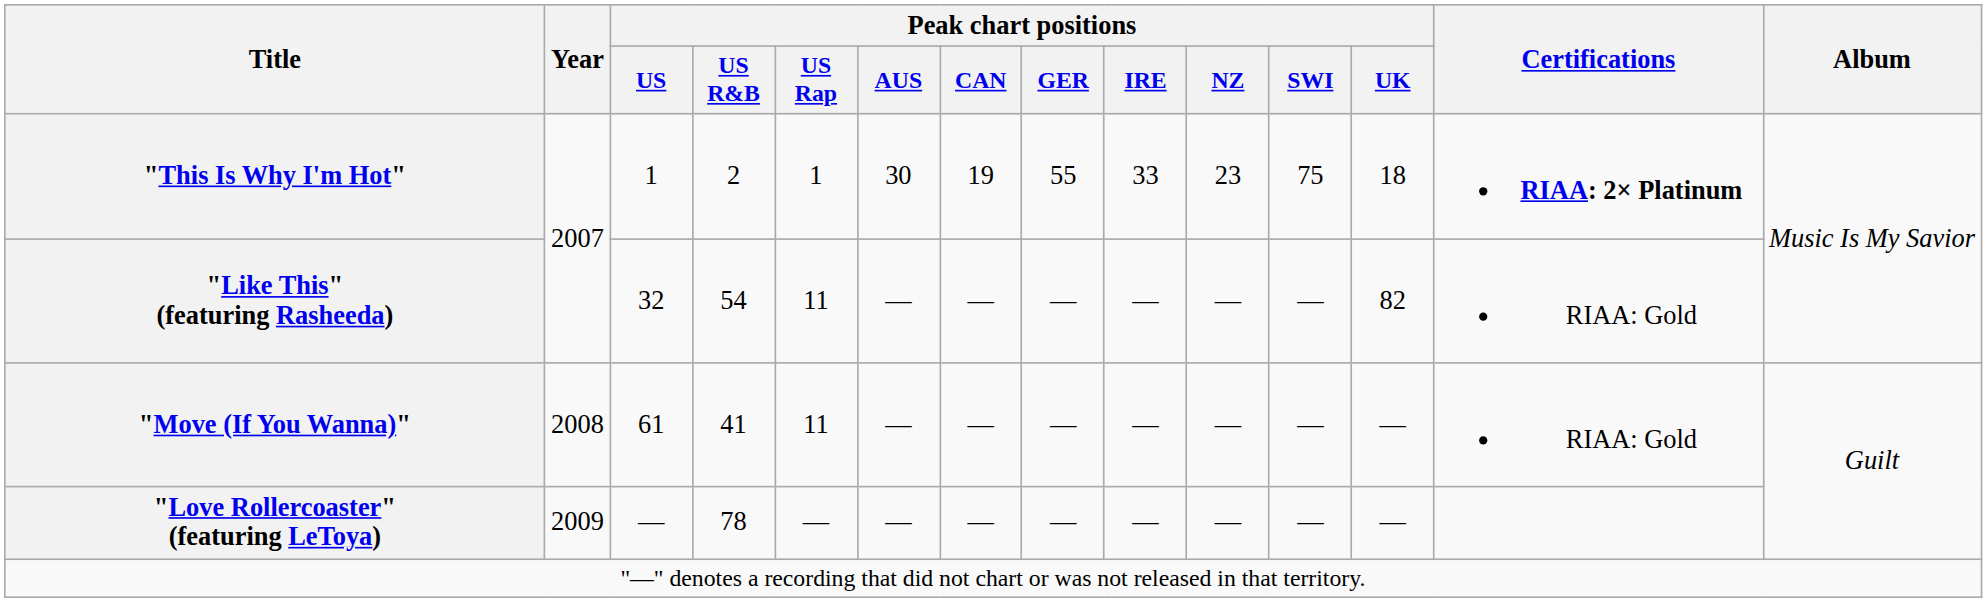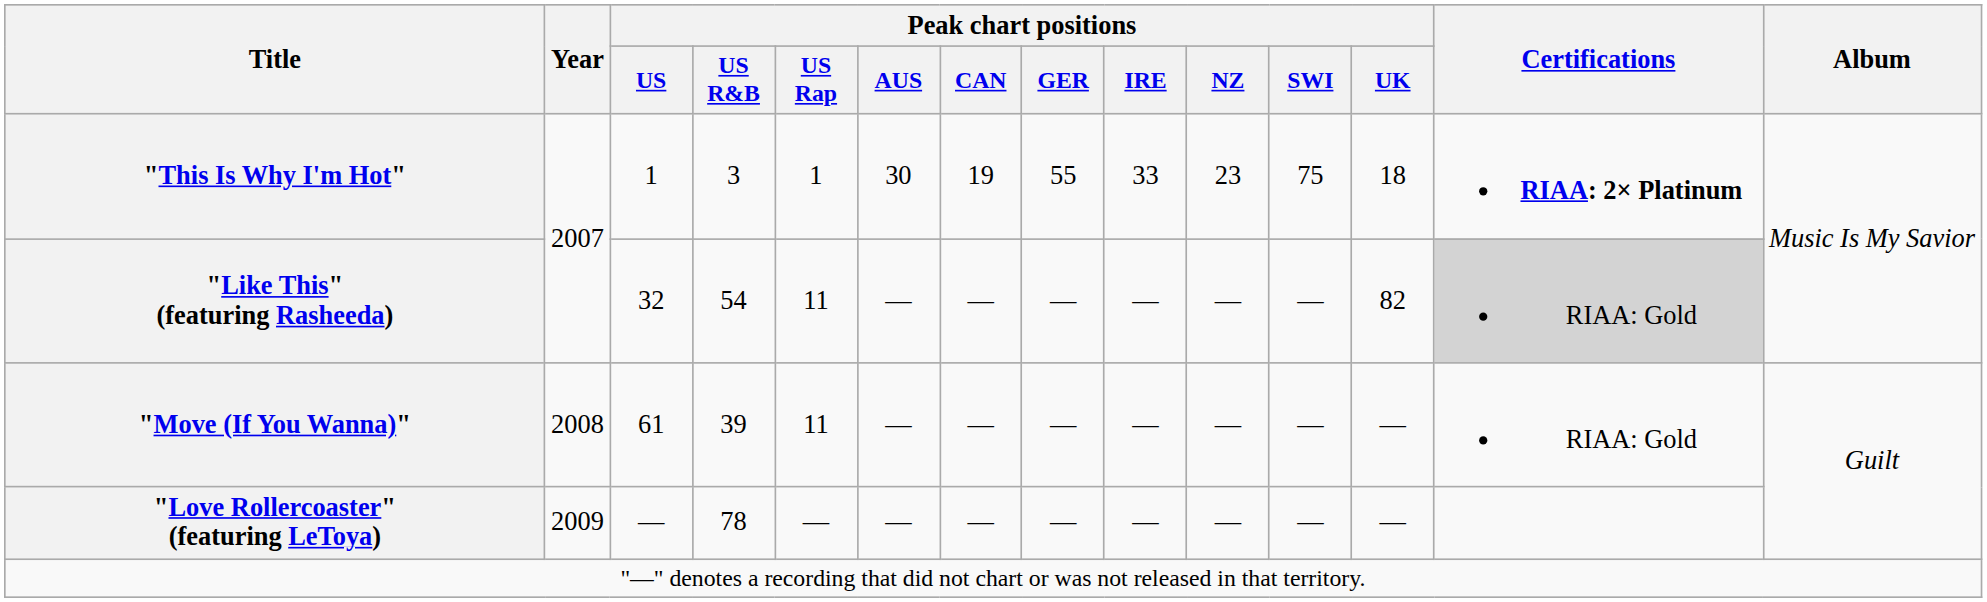(734, 175) 2 -> (734, 175) 3
(1598, 315) no background -> (1598, 315) lightgrey background
(734, 424) 41 -> (734, 424) 39
